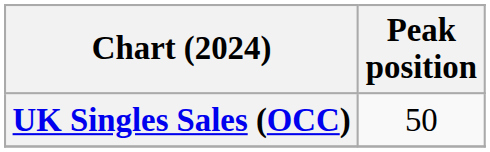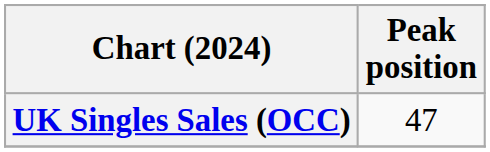(421, 119) 50 -> (421, 119) 47
